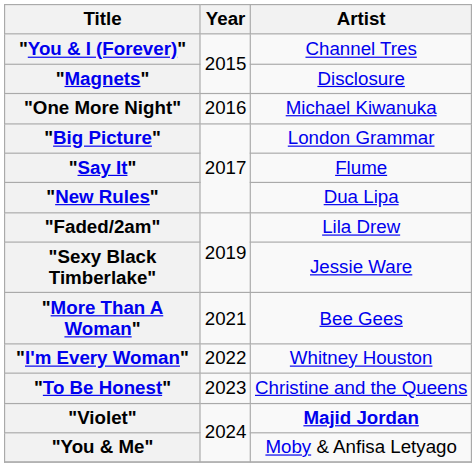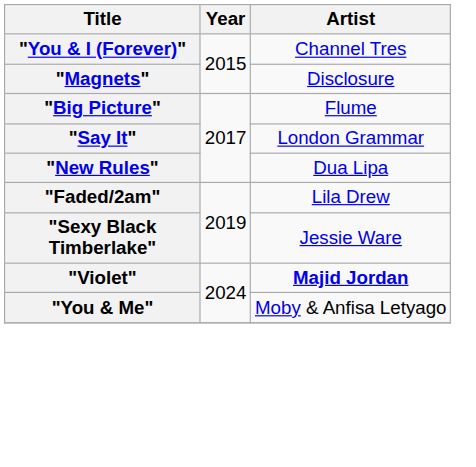- row: (102, 108)
(361, 138) London Grammar -> (351, 108) Flume
(361, 167) Flume -> (351, 138) London Grammar
- row: (102, 318)
- row: (102, 358)
- row: (102, 388)
